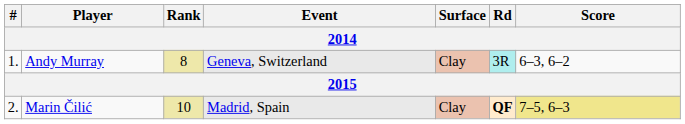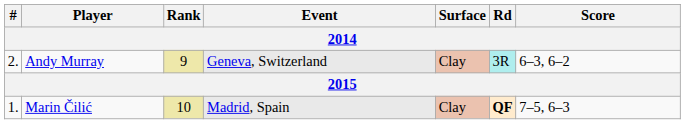(13, 61) 1. -> (13, 61) 2.
(184, 61) 8 -> (184, 61) 9
(13, 107) 2. -> (13, 107) 1.
(544, 107) khaki background -> (544, 107) no background
